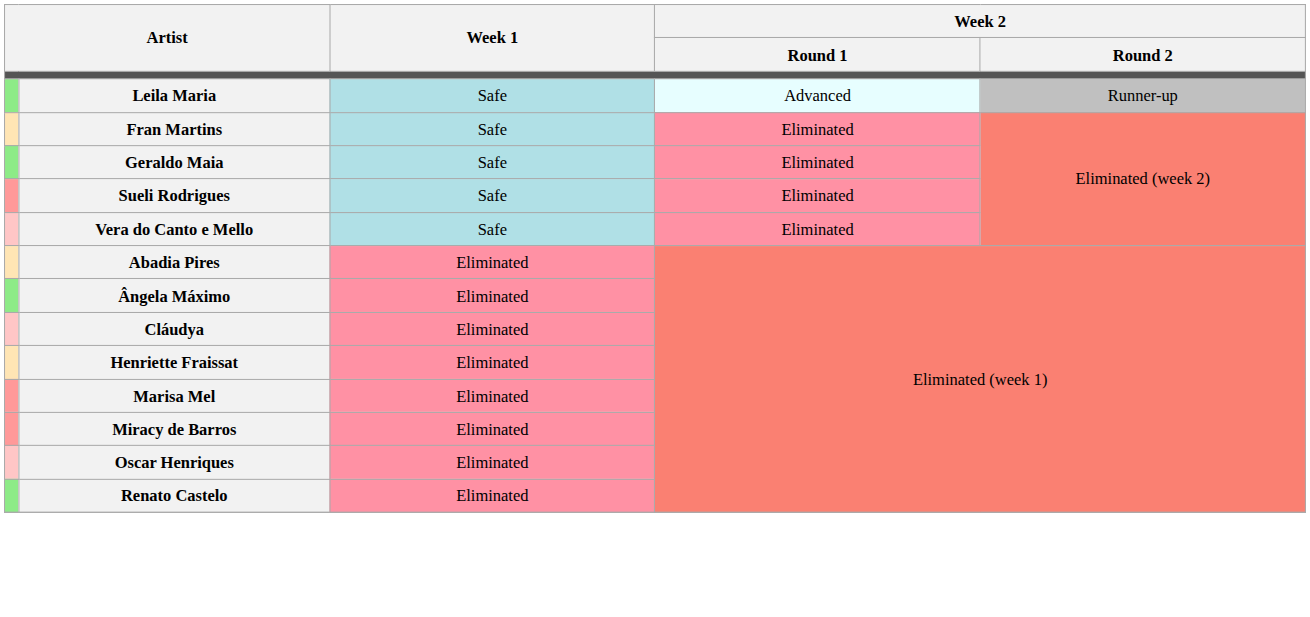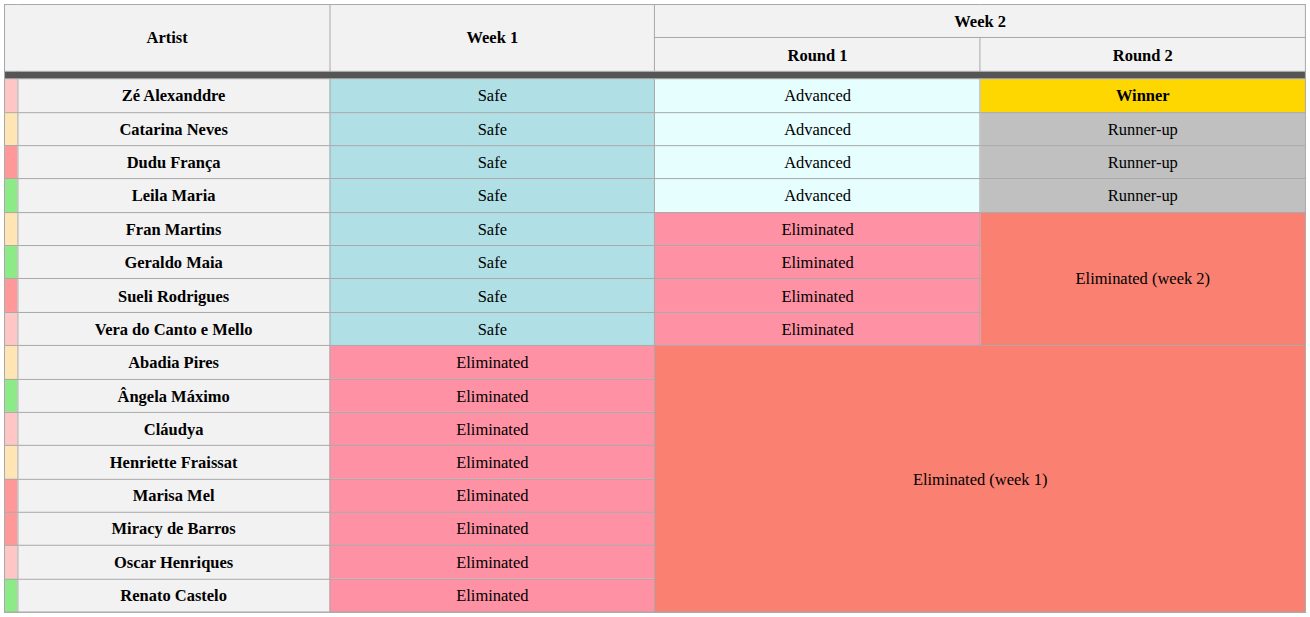+ row: (174, 95)
+ row: (174, 129)
+ row: (174, 162)
